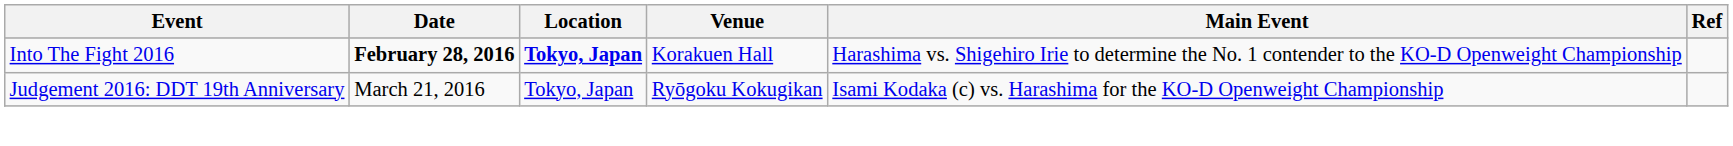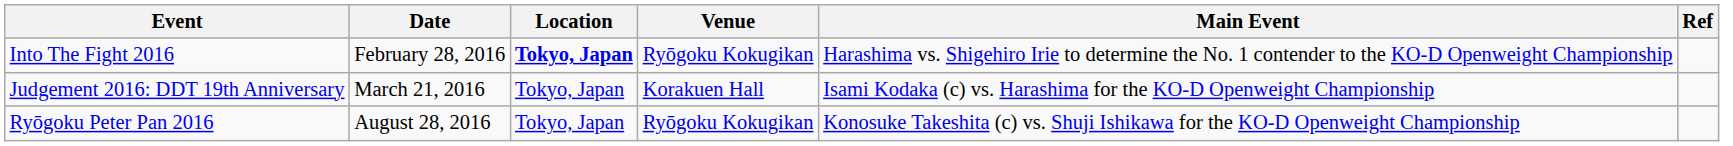(434, 54) bold -> (430, 54) normal
(712, 54) Korakuen Hall -> (728, 54) Ryōgoku Kokugikan
(737, 88) Ryōgoku Kokugikan -> (703, 88) Korakuen Hall
+ row: (112, 122)
